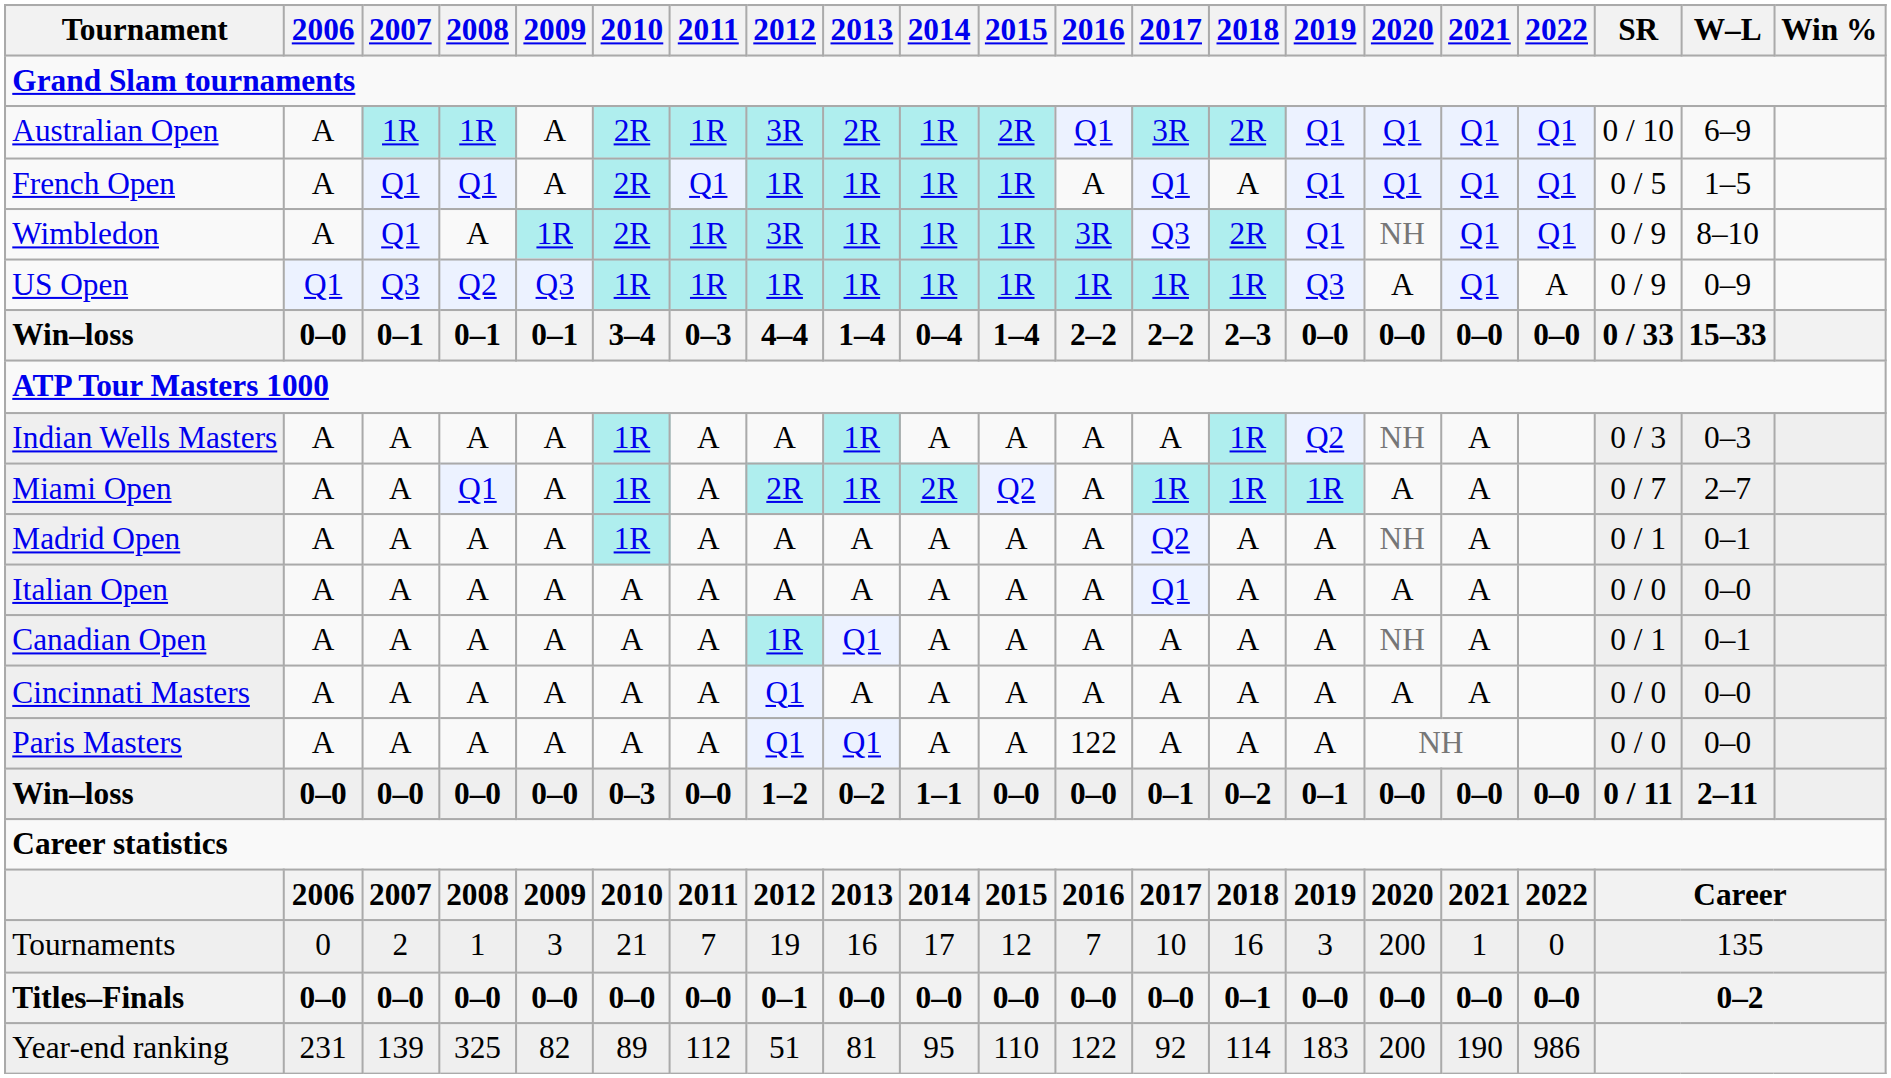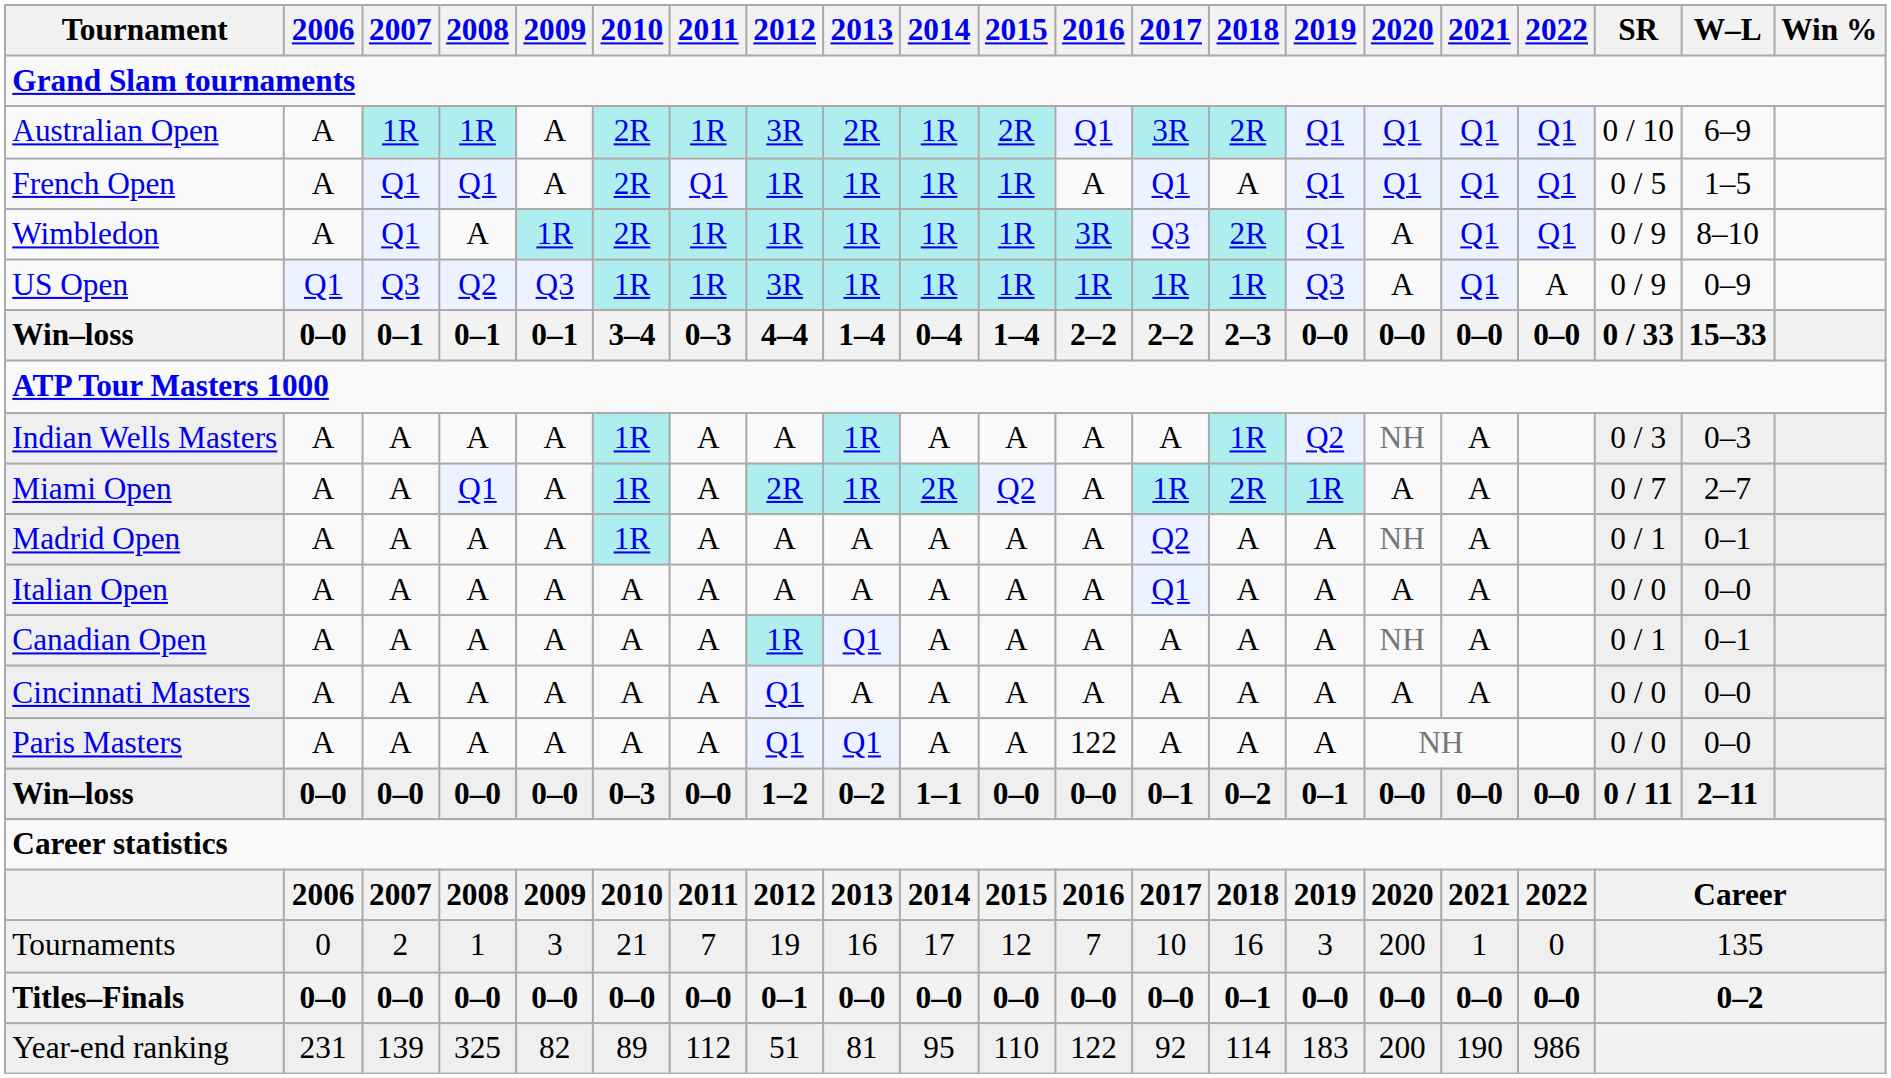(785, 232) 3R -> (785, 232) 1R
(1402, 232) NH -> (1402, 232) A
(785, 283) 1R -> (785, 283) 3R
(1248, 487) 1R -> (1248, 487) 2R
